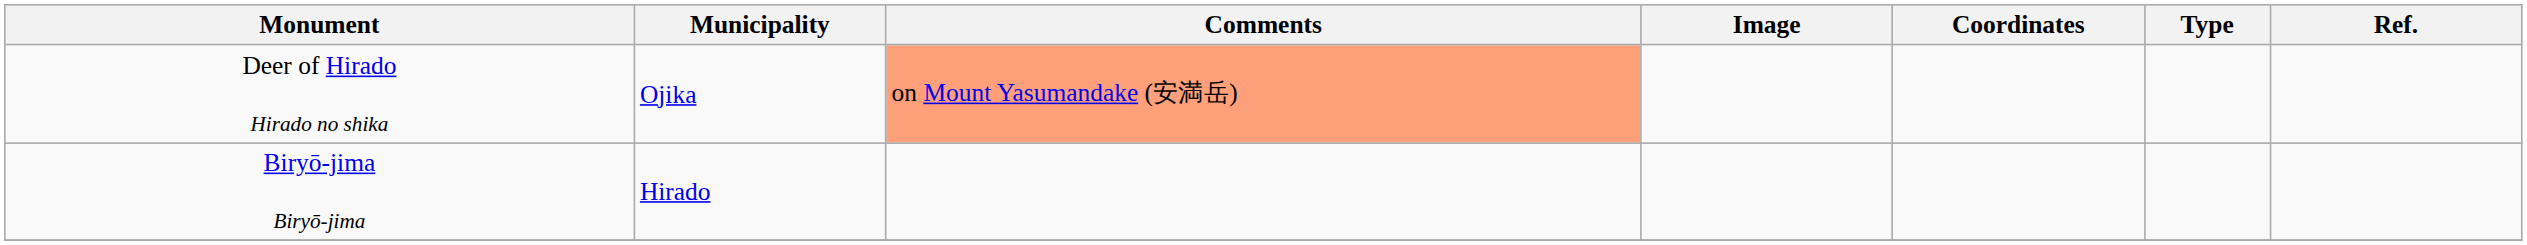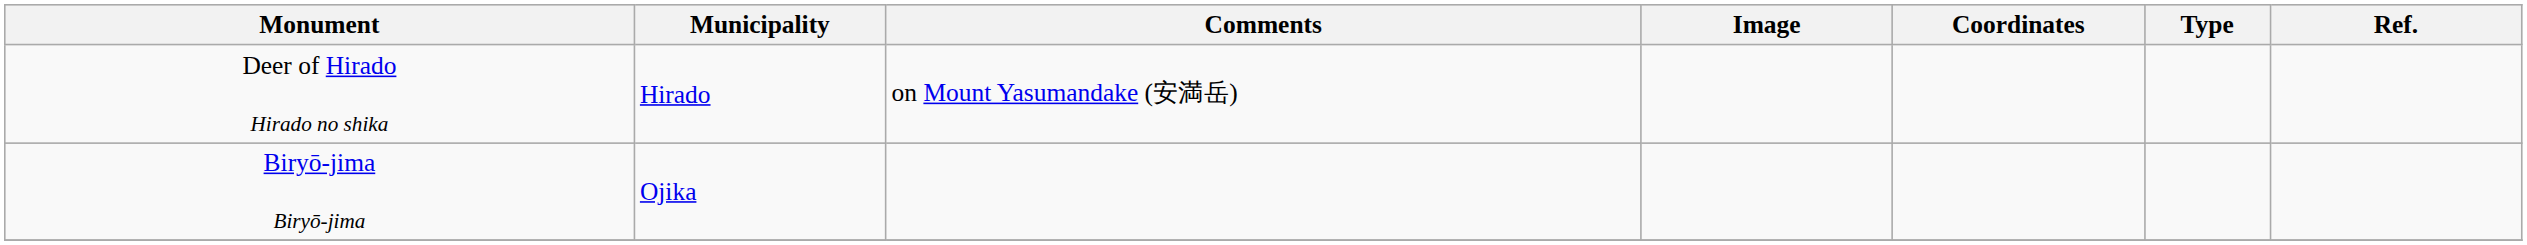(668, 93) Ojika -> (675, 93) Hirado
(1065, 92) lightsalmon background -> (1065, 92) no background
(675, 191) Hirado -> (668, 191) Ojika
